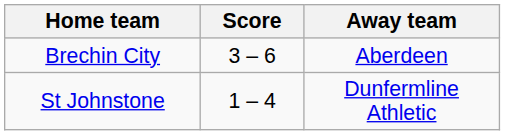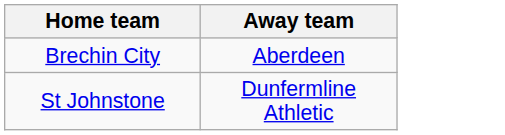- column: (252, 21)
